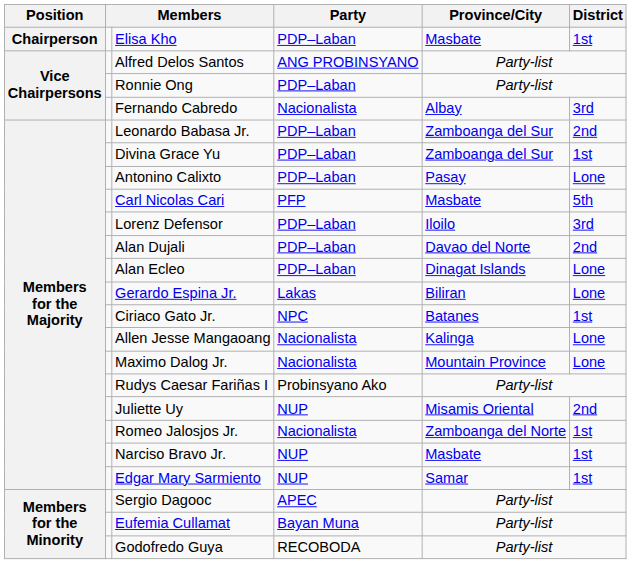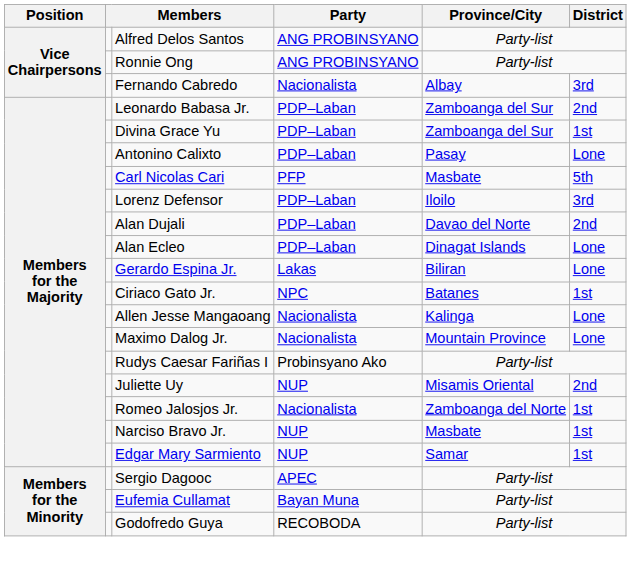- row: (146, 39)
(316, 85) PDP–Laban -> (348, 62) ANG PROBINSYANO
